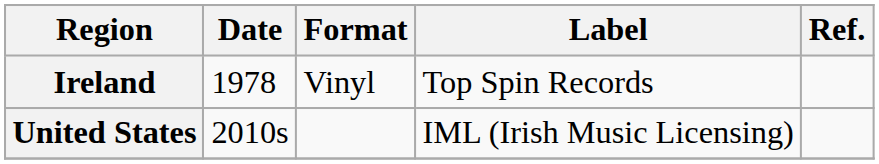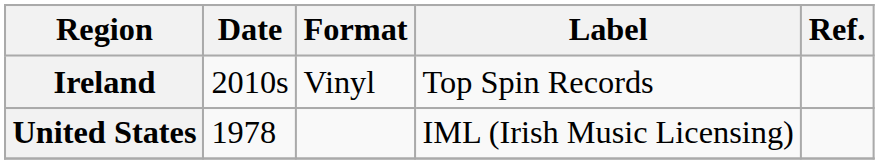(244, 81) 1978 -> (250, 81) 2010s
(250, 132) 2010s -> (244, 132) 1978
